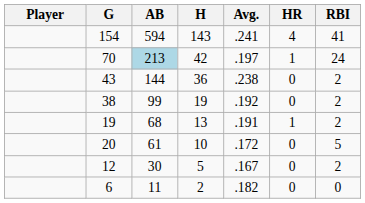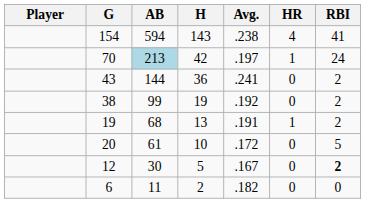(246, 36) .241 -> (246, 36) .238
(246, 79) .238 -> (246, 79) .241
(338, 166) normal -> (338, 166) bold
